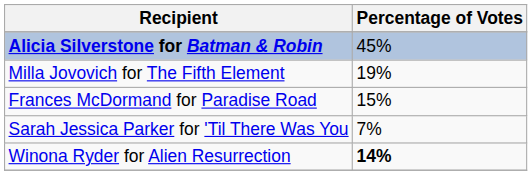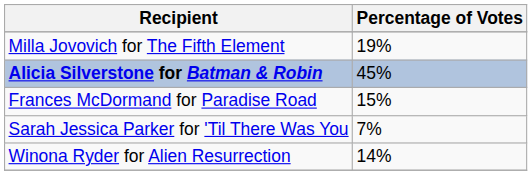rows swapped: (166, 45) <-> (147, 73)
(374, 156) bold -> (374, 156) normal
